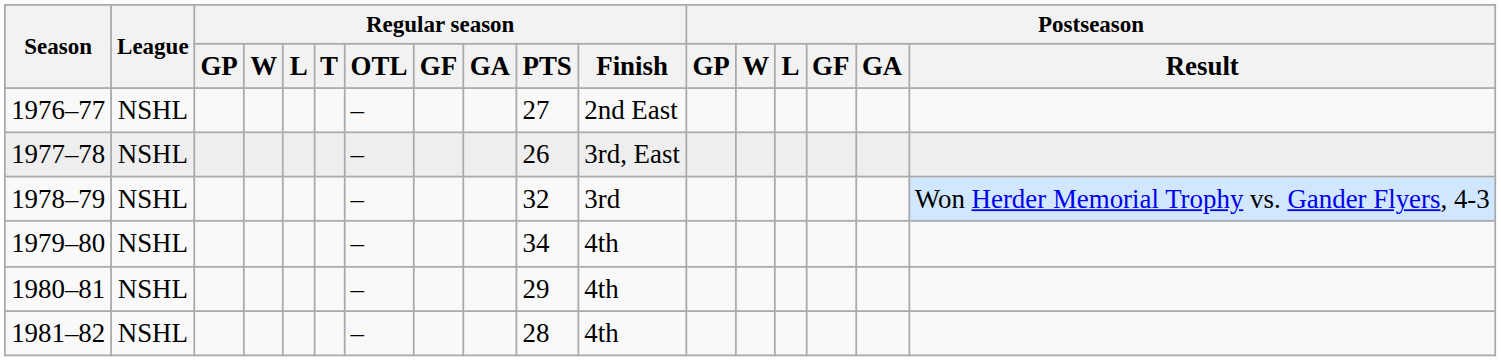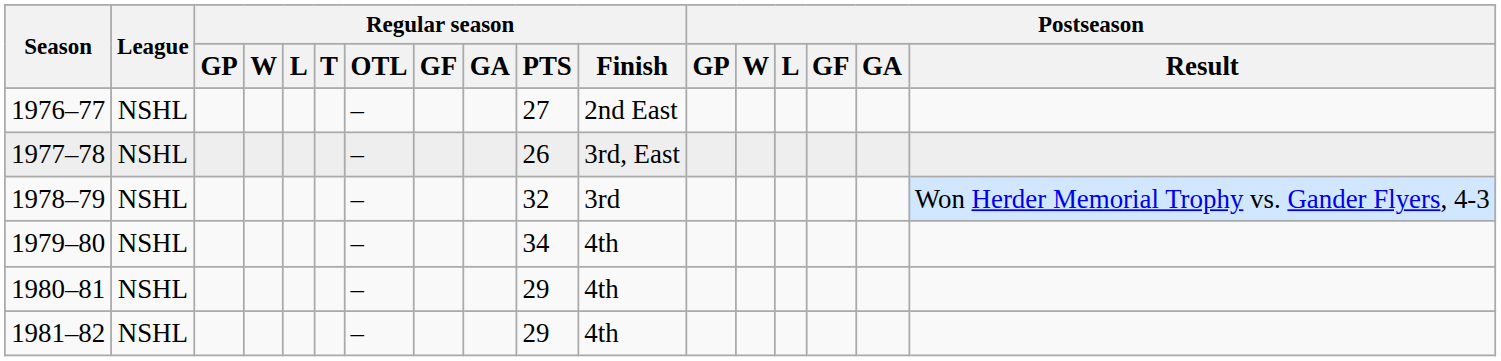(536, 332) 28 -> (536, 332) 29
